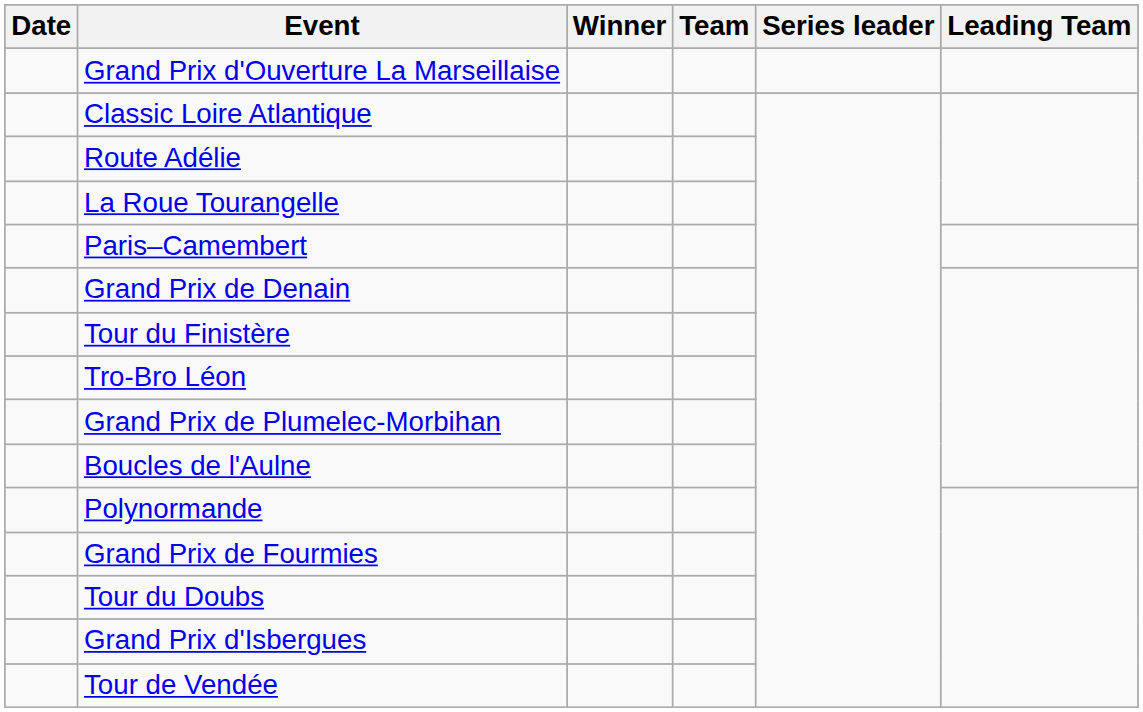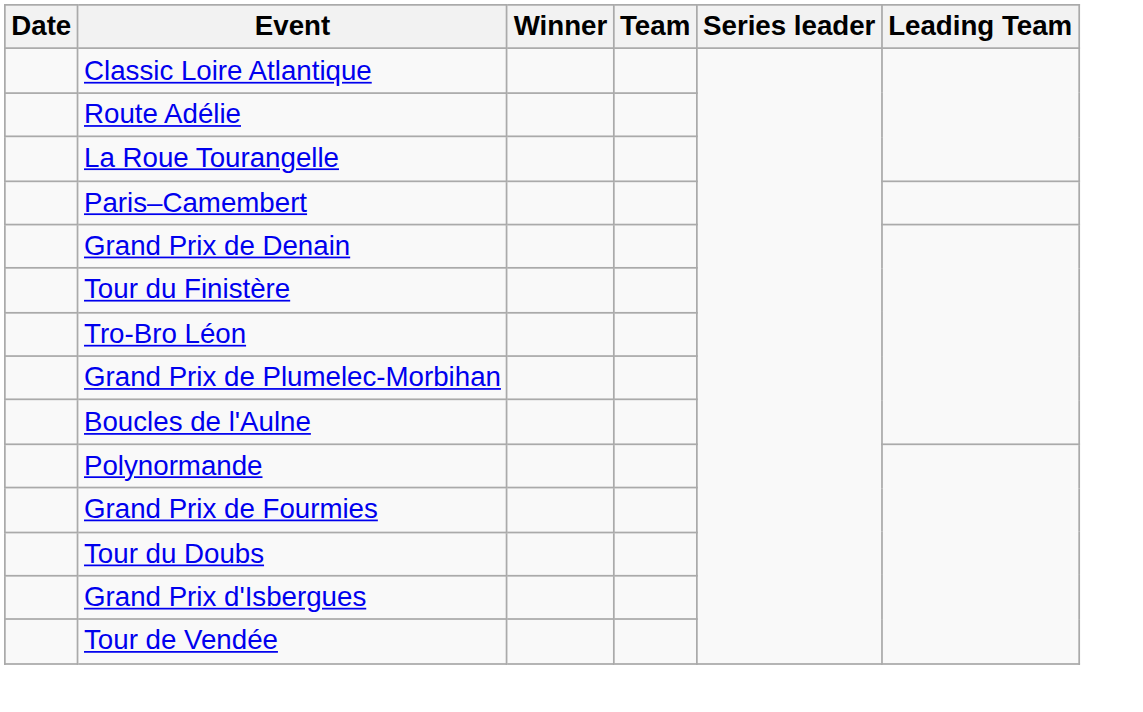- row: (322, 70)
